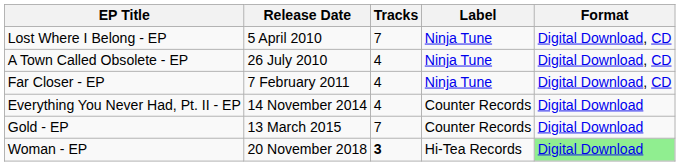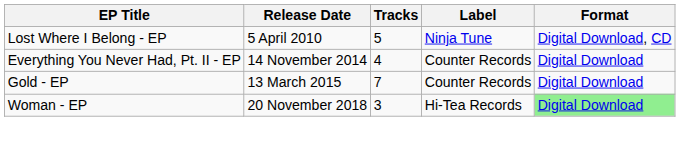(378, 37) 7 -> (378, 37) 5
- row: (98, 60)
- row: (56, 82)
(378, 149) bold -> (378, 104) normal
